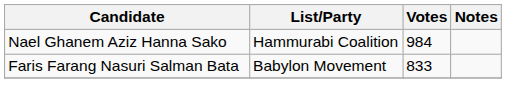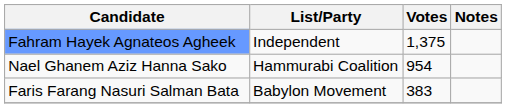+ row: (122, 42)
(419, 42) 984 -> (419, 66) 954
(419, 66) 833 -> (419, 91) 383
